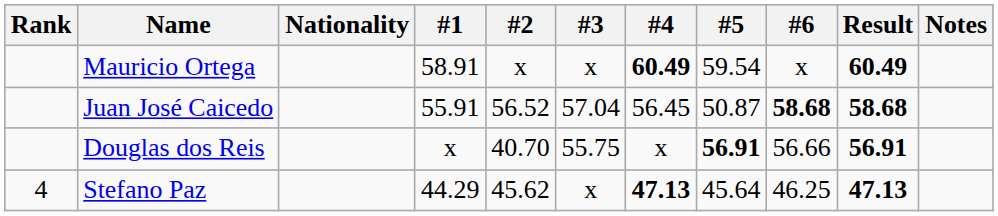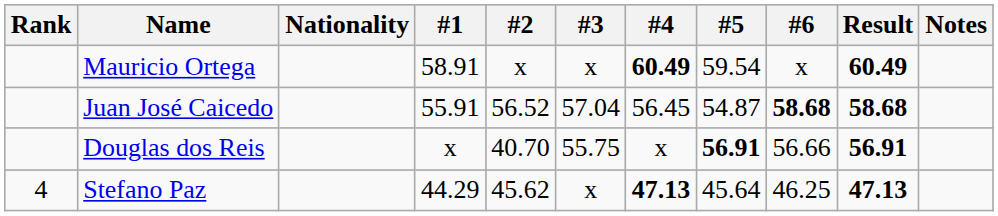(731, 107) 50.87 -> (731, 107) 54.87
